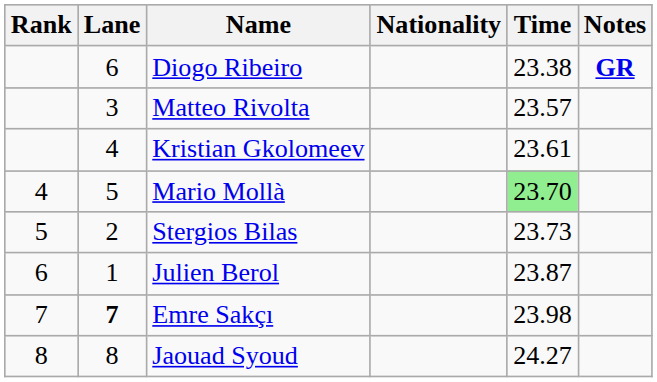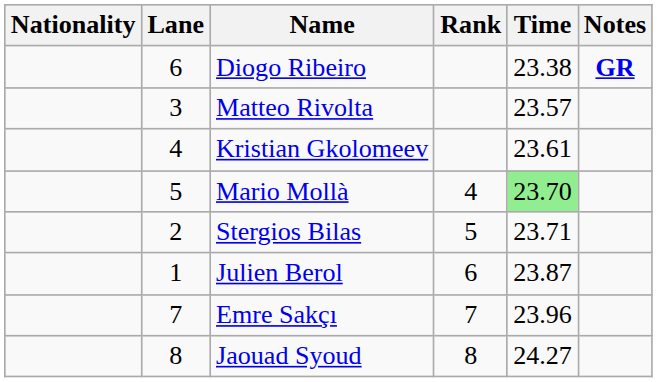columns swapped: (41, 25) <-> (439, 25)
(543, 231) 23.73 -> (543, 231) 23.71
(112, 314) bold -> (176, 314) normal
(543, 314) 23.98 -> (543, 314) 23.96
